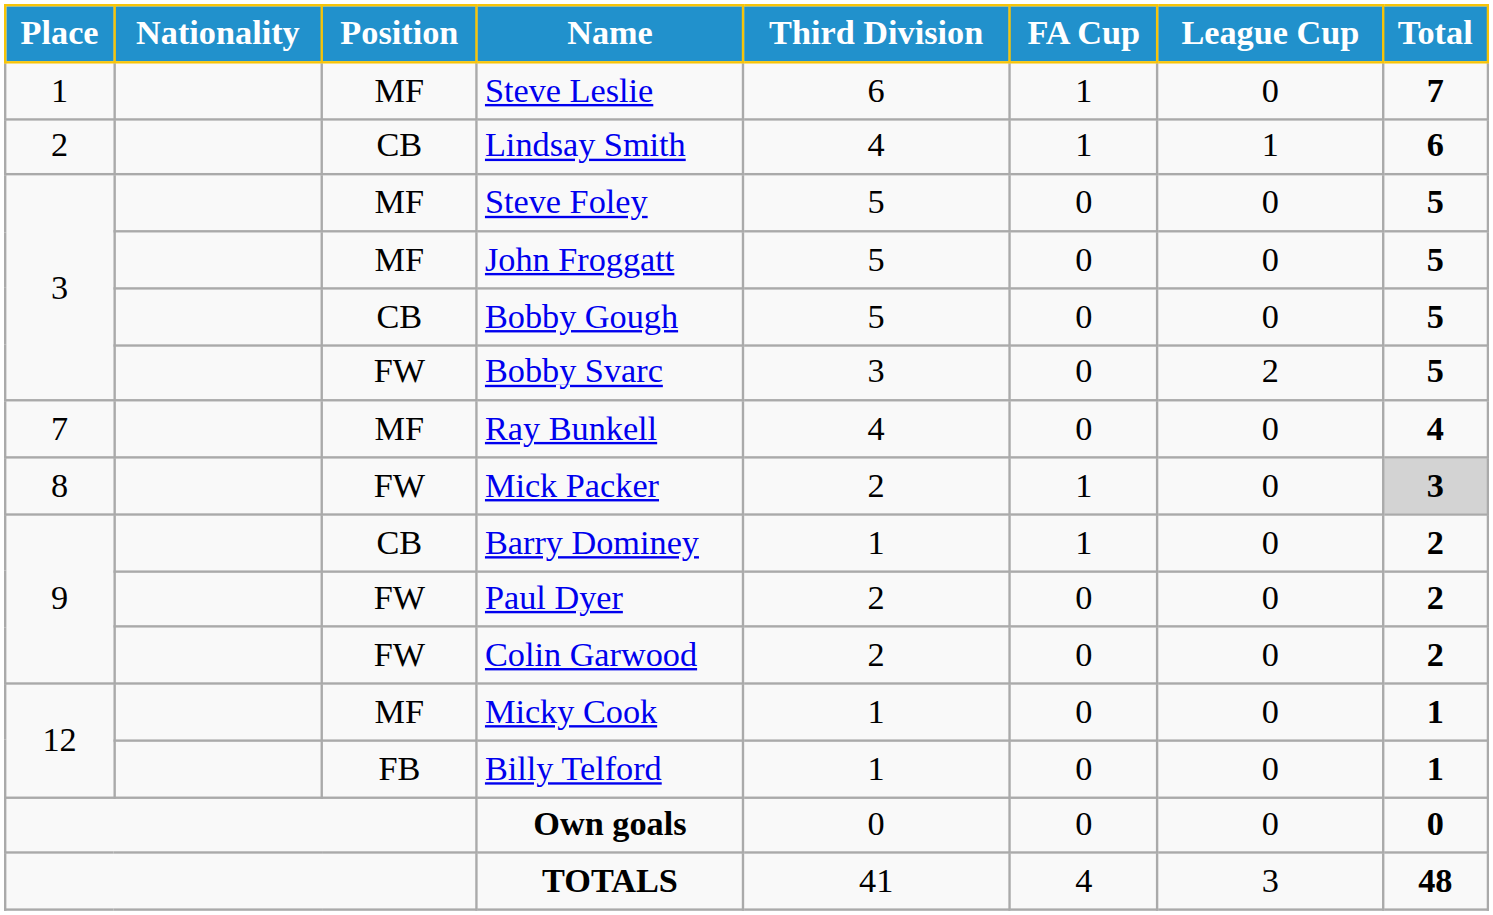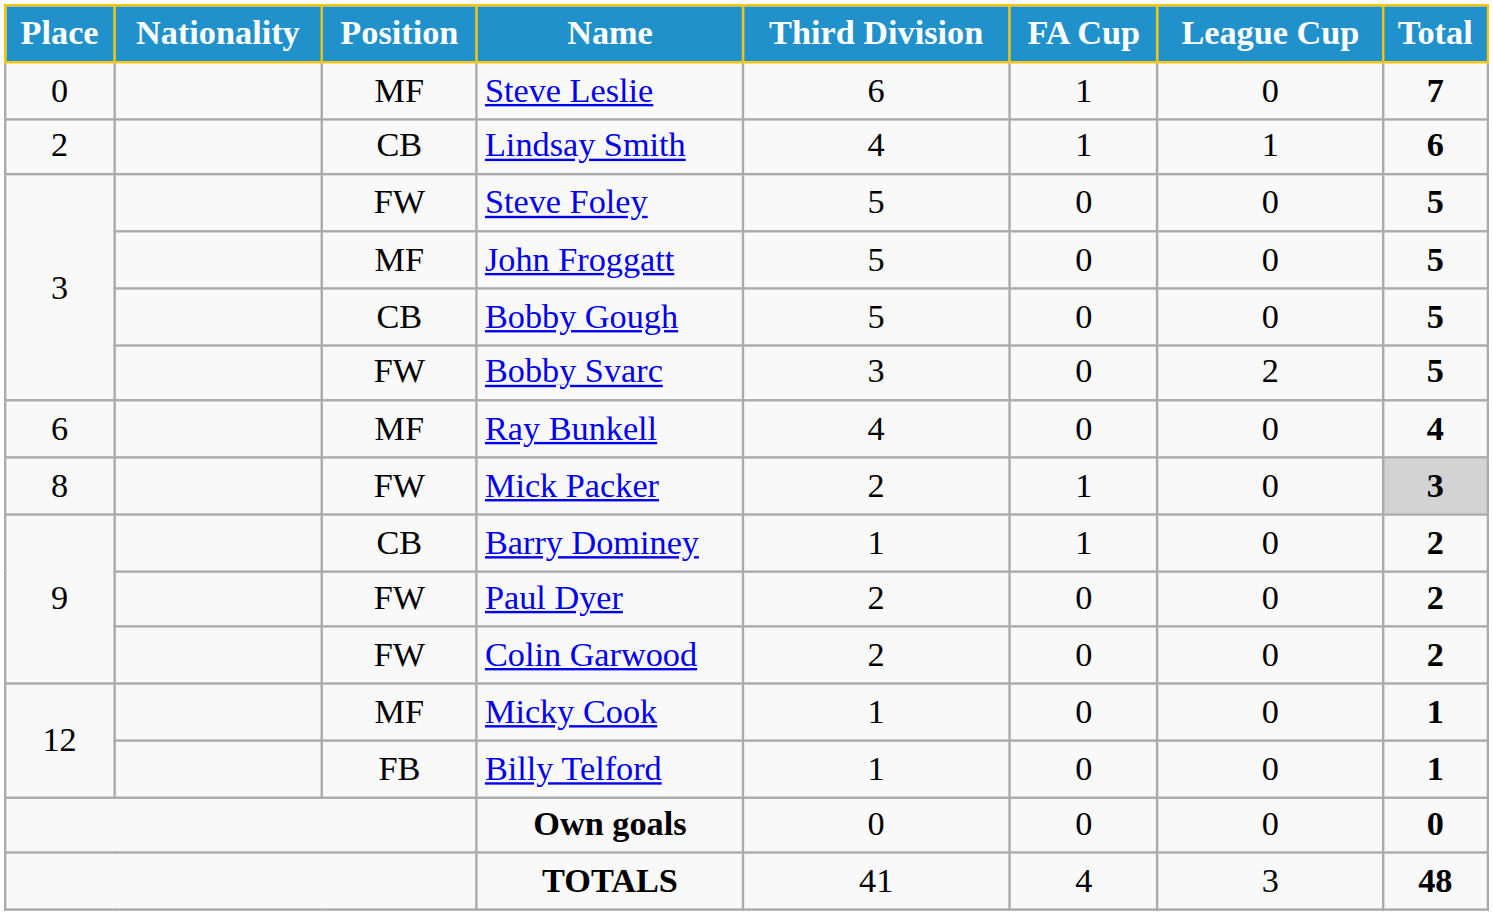(60, 89) 1 -> (60, 89) 0
(399, 202) MF -> (399, 202) FW
(60, 428) 7 -> (60, 428) 6
